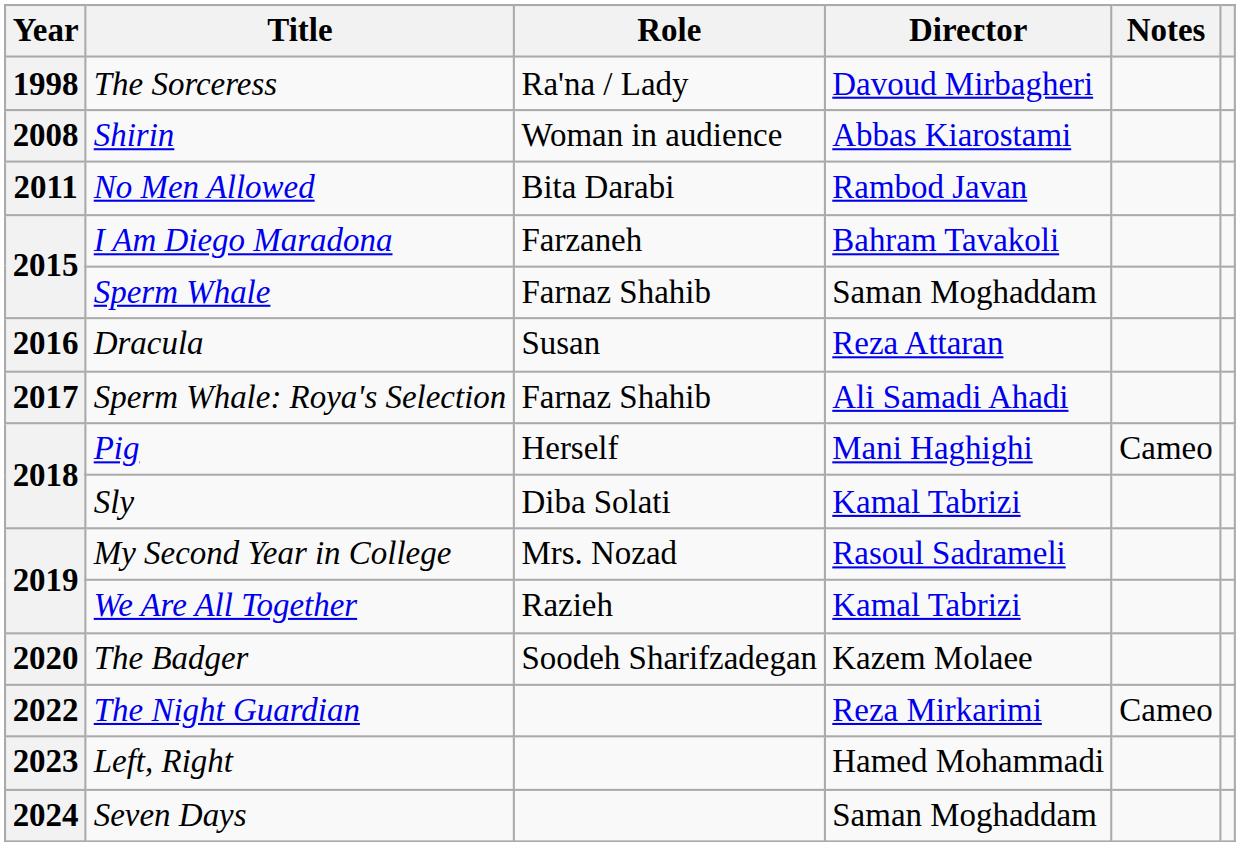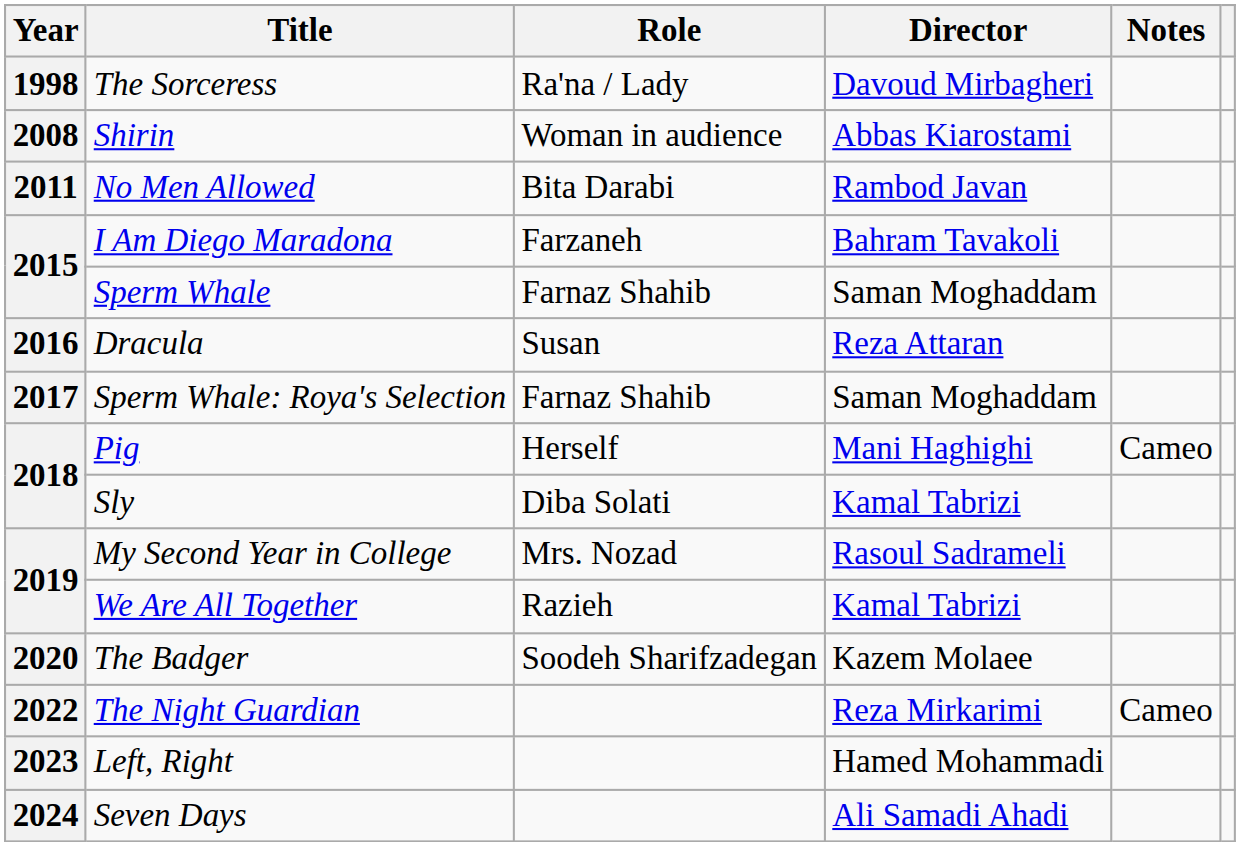(950, 396) Ali Samadi Ahadi -> (965, 396) Saman Moghaddam
(965, 814) Saman Moghaddam -> (950, 814) Ali Samadi Ahadi
